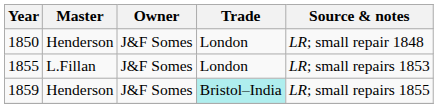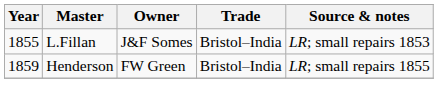- row: (24, 41)
(224, 66) London -> (241, 41) Bristol–India
(157, 90) J&F Somes -> (153, 66) FW Green
(241, 90) paleturquoise background -> (241, 66) no background
